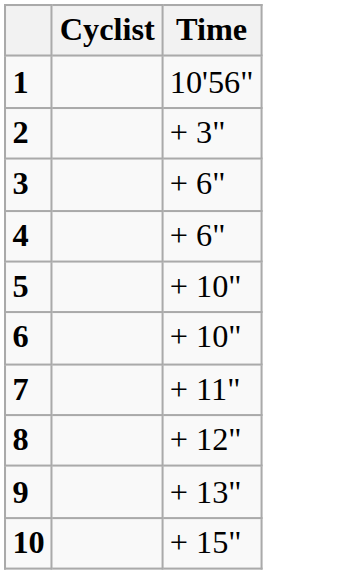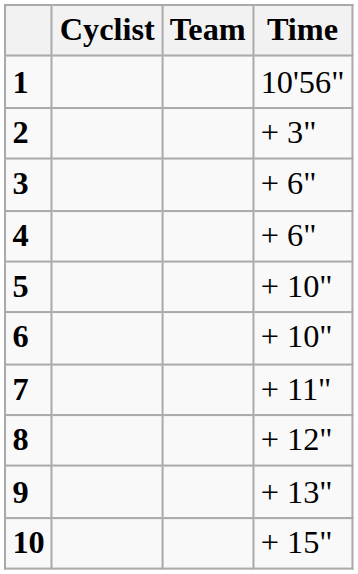+ column: (208, 30)
